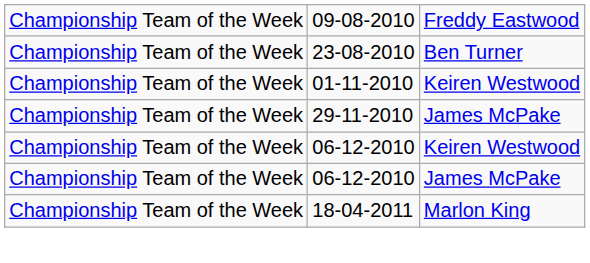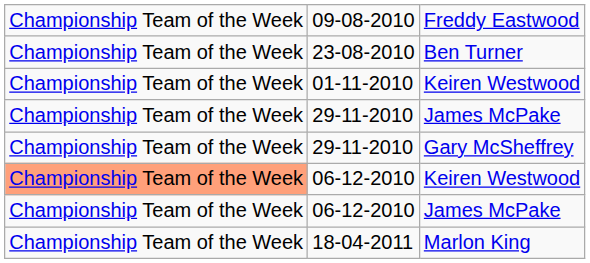+ row: (363, 147)
(156, 147) no background -> (156, 178) lightsalmon background
